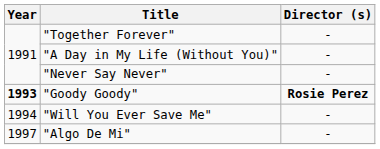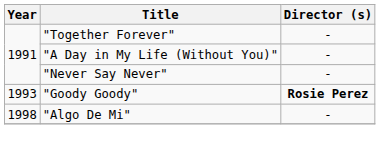(22, 94) bold -> (22, 94) normal
- row: (127, 114)
(22, 134) 1997 -> (22, 114) 1998
